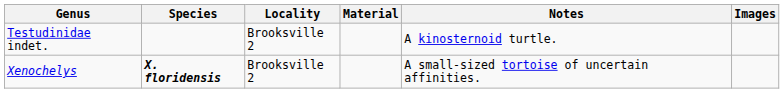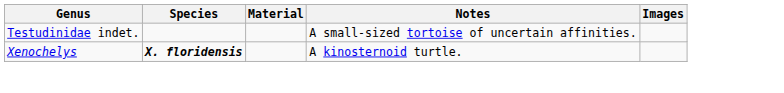- column: (292, 14)
(481, 39) A kinosternoid turtle. -> (473, 33) A small-sized tortoise of uncertain affinities.
(526, 72) A small-sized tortoise of uncertain affinities. -> (386, 52) A kinosternoid turtle.
